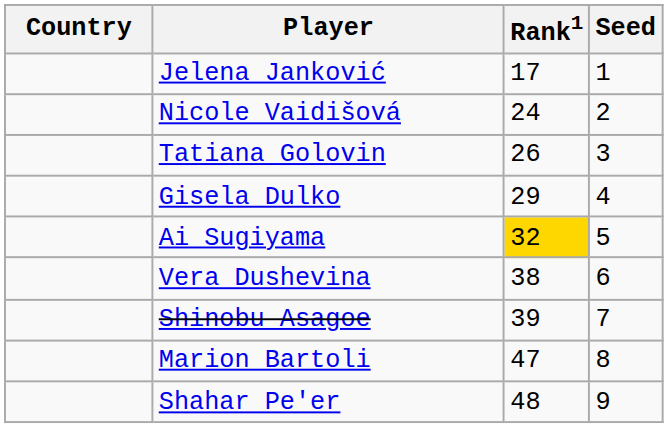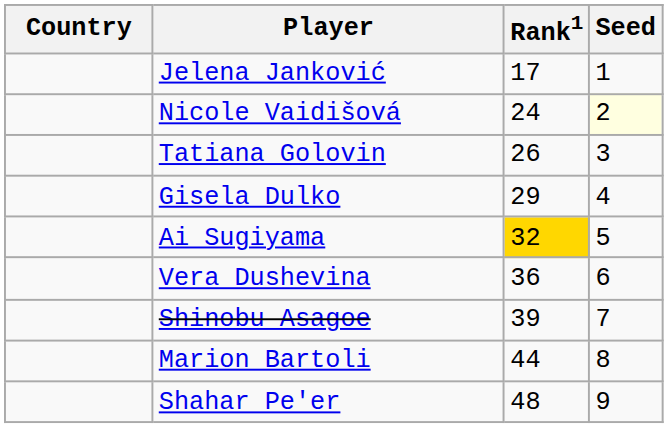(603, 114) no background -> (603, 114) lightyellow background
(525, 279) 38 -> (525, 279) 36
(525, 361) 47 -> (525, 361) 44
